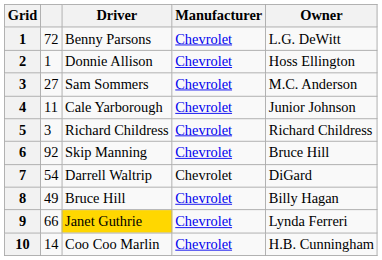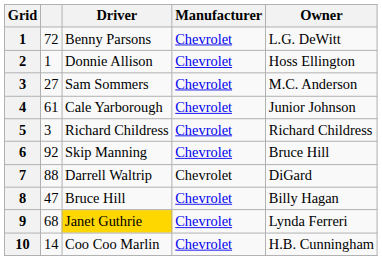(51, 107) 11 -> (51, 107) 61
(51, 175) 54 -> (51, 175) 88
(51, 198) 49 -> (51, 198) 47
(51, 221) 66 -> (51, 221) 68
